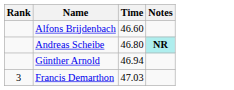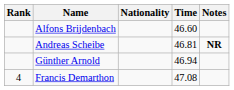+ column: (145, 12)
(132, 45) 46.80 -> (186, 45) 46.81
(160, 45) paleturquoise background -> (214, 45) no background
(19, 77) 3 -> (19, 77) 4
(132, 77) 47.03 -> (186, 77) 47.08
